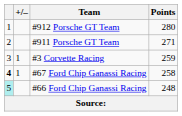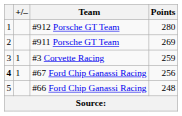(169, 42) 271 -> (169, 42) 269
(169, 73) 258 -> (169, 73) 256
(9, 88) paleturquoise background -> (9, 88) no background
